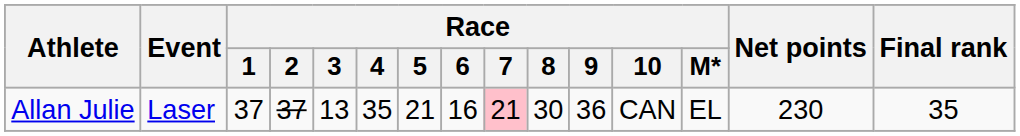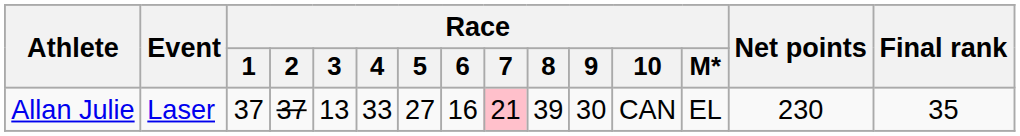(377, 110) 35 -> (377, 110) 33
(420, 110) 21 -> (420, 110) 27
(548, 110) 30 -> (548, 110) 39
(591, 110) 36 -> (591, 110) 30
